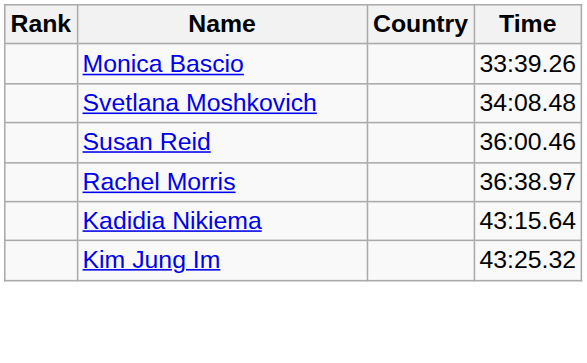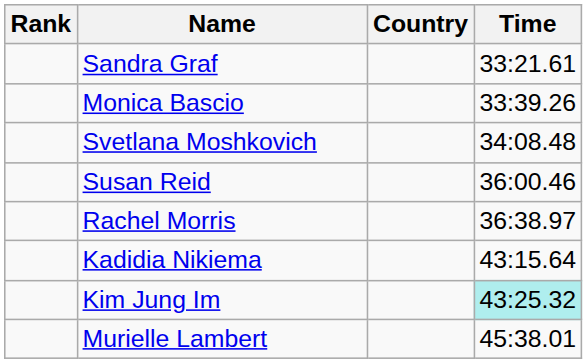+ row: (150, 63)
(528, 260) no background -> (528, 299) paleturquoise background
+ row: (175, 338)
